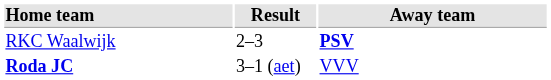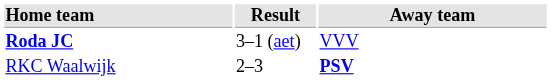rows swapped: (60, 41) <-> (39, 66)
